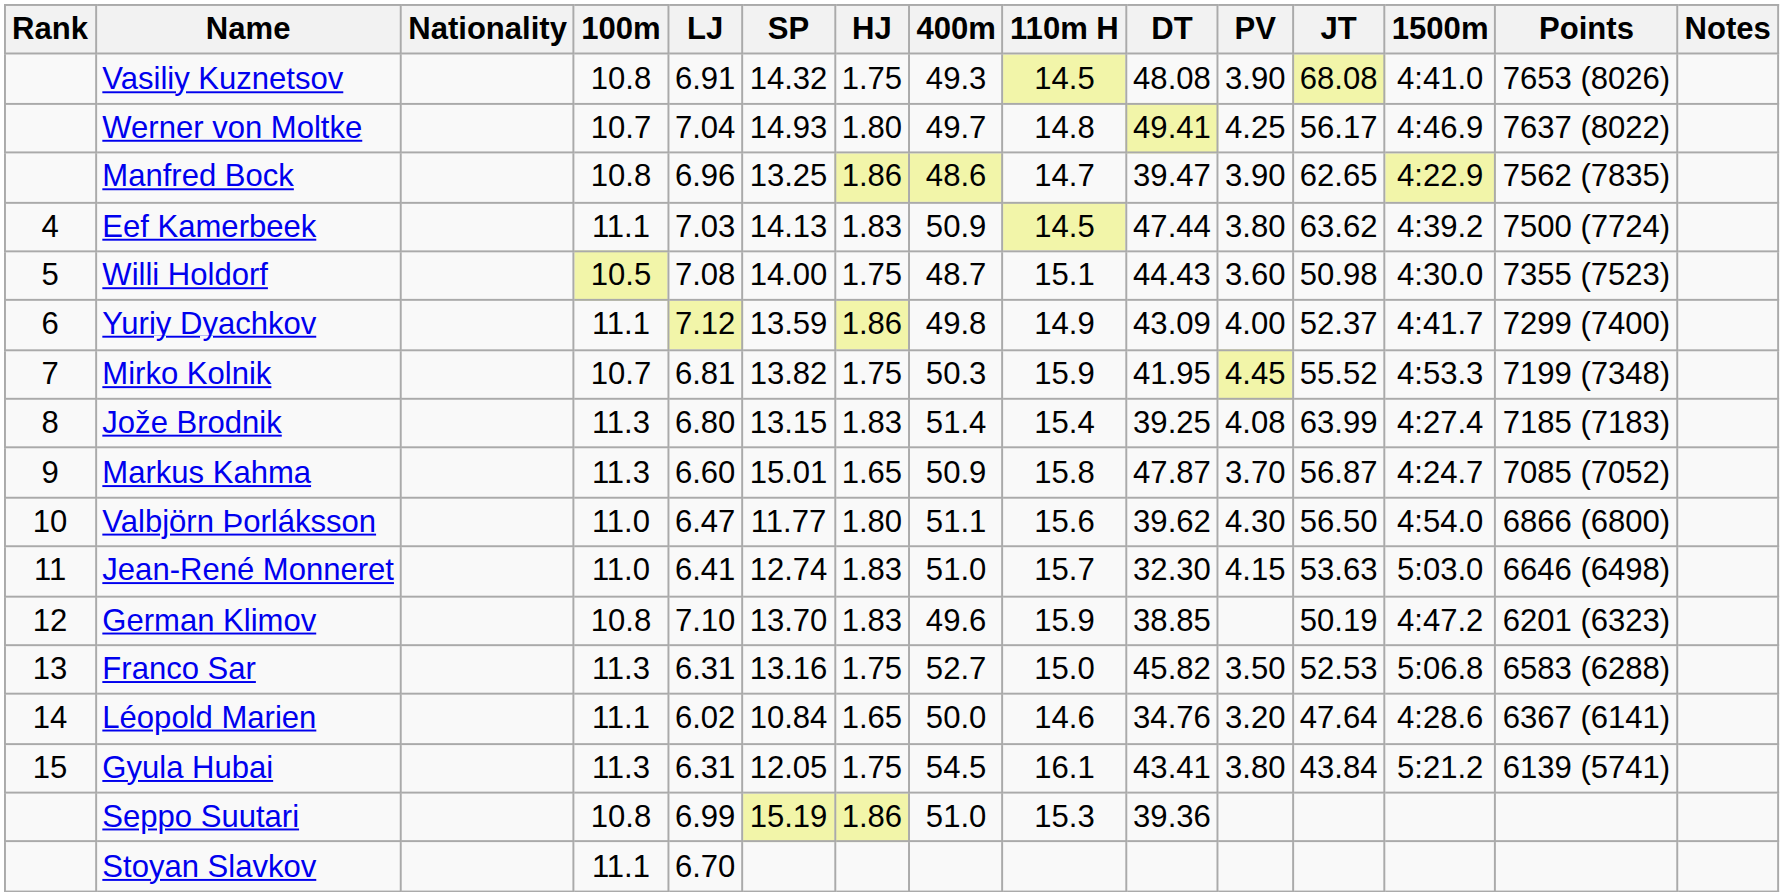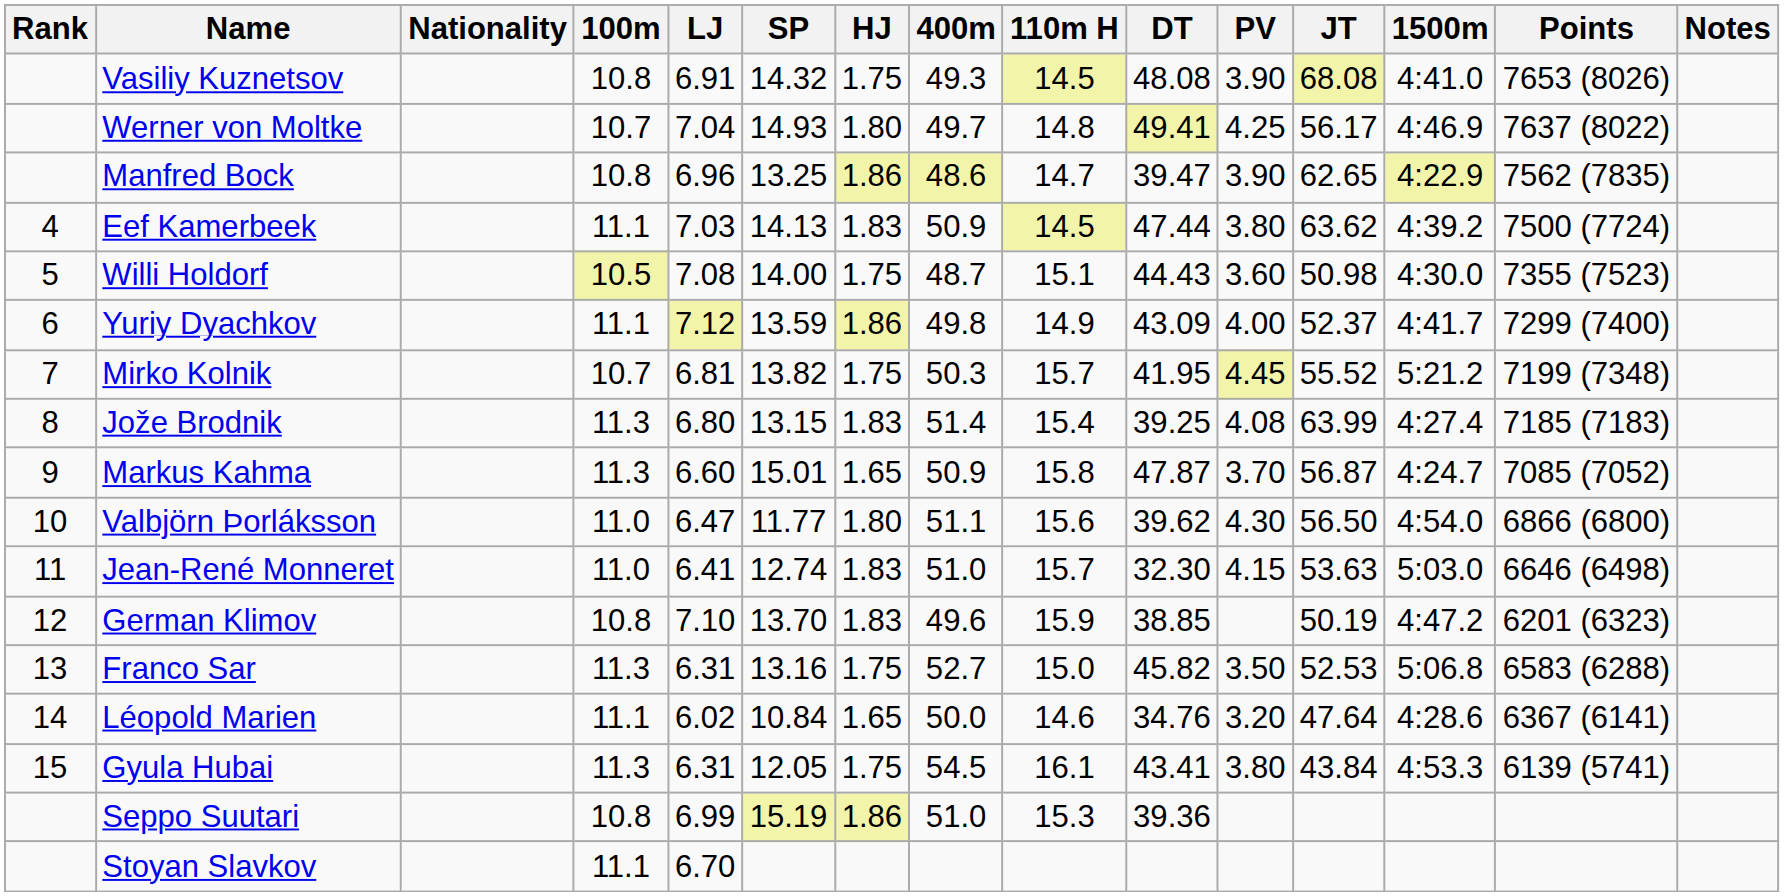(1064, 373) 15.9 -> (1064, 373) 15.7
(1440, 373) 4:53.3 -> (1440, 373) 5:21.2
(1440, 767) 5:21.2 -> (1440, 767) 4:53.3
